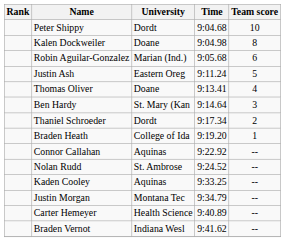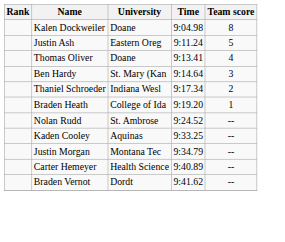- row: (59, 27)
- row: (82, 58)
(145, 120) Dordt -> (136, 89) Indiana Wesl
- row: (67, 151)
(159, 228) Indiana Wesl -> (122, 182) Dordt
